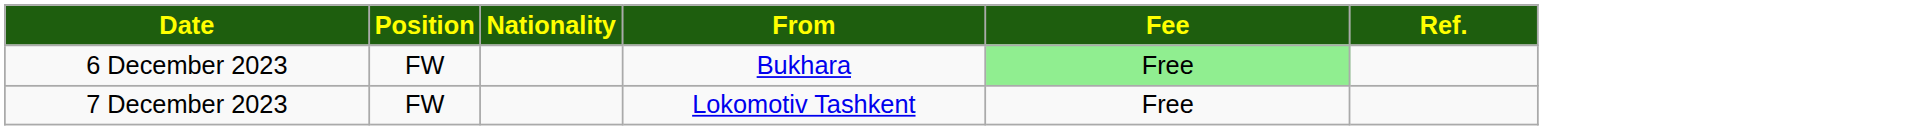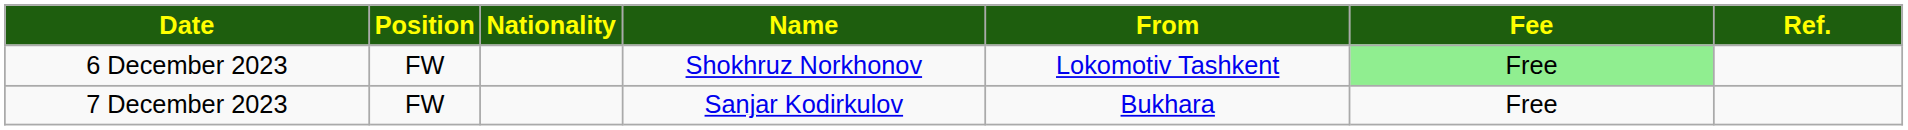+ column: (804, 25)
(804, 65) Bukhara -> (1168, 65) Lokomotiv Tashkent
(804, 105) Lokomotiv Tashkent -> (1168, 105) Bukhara
